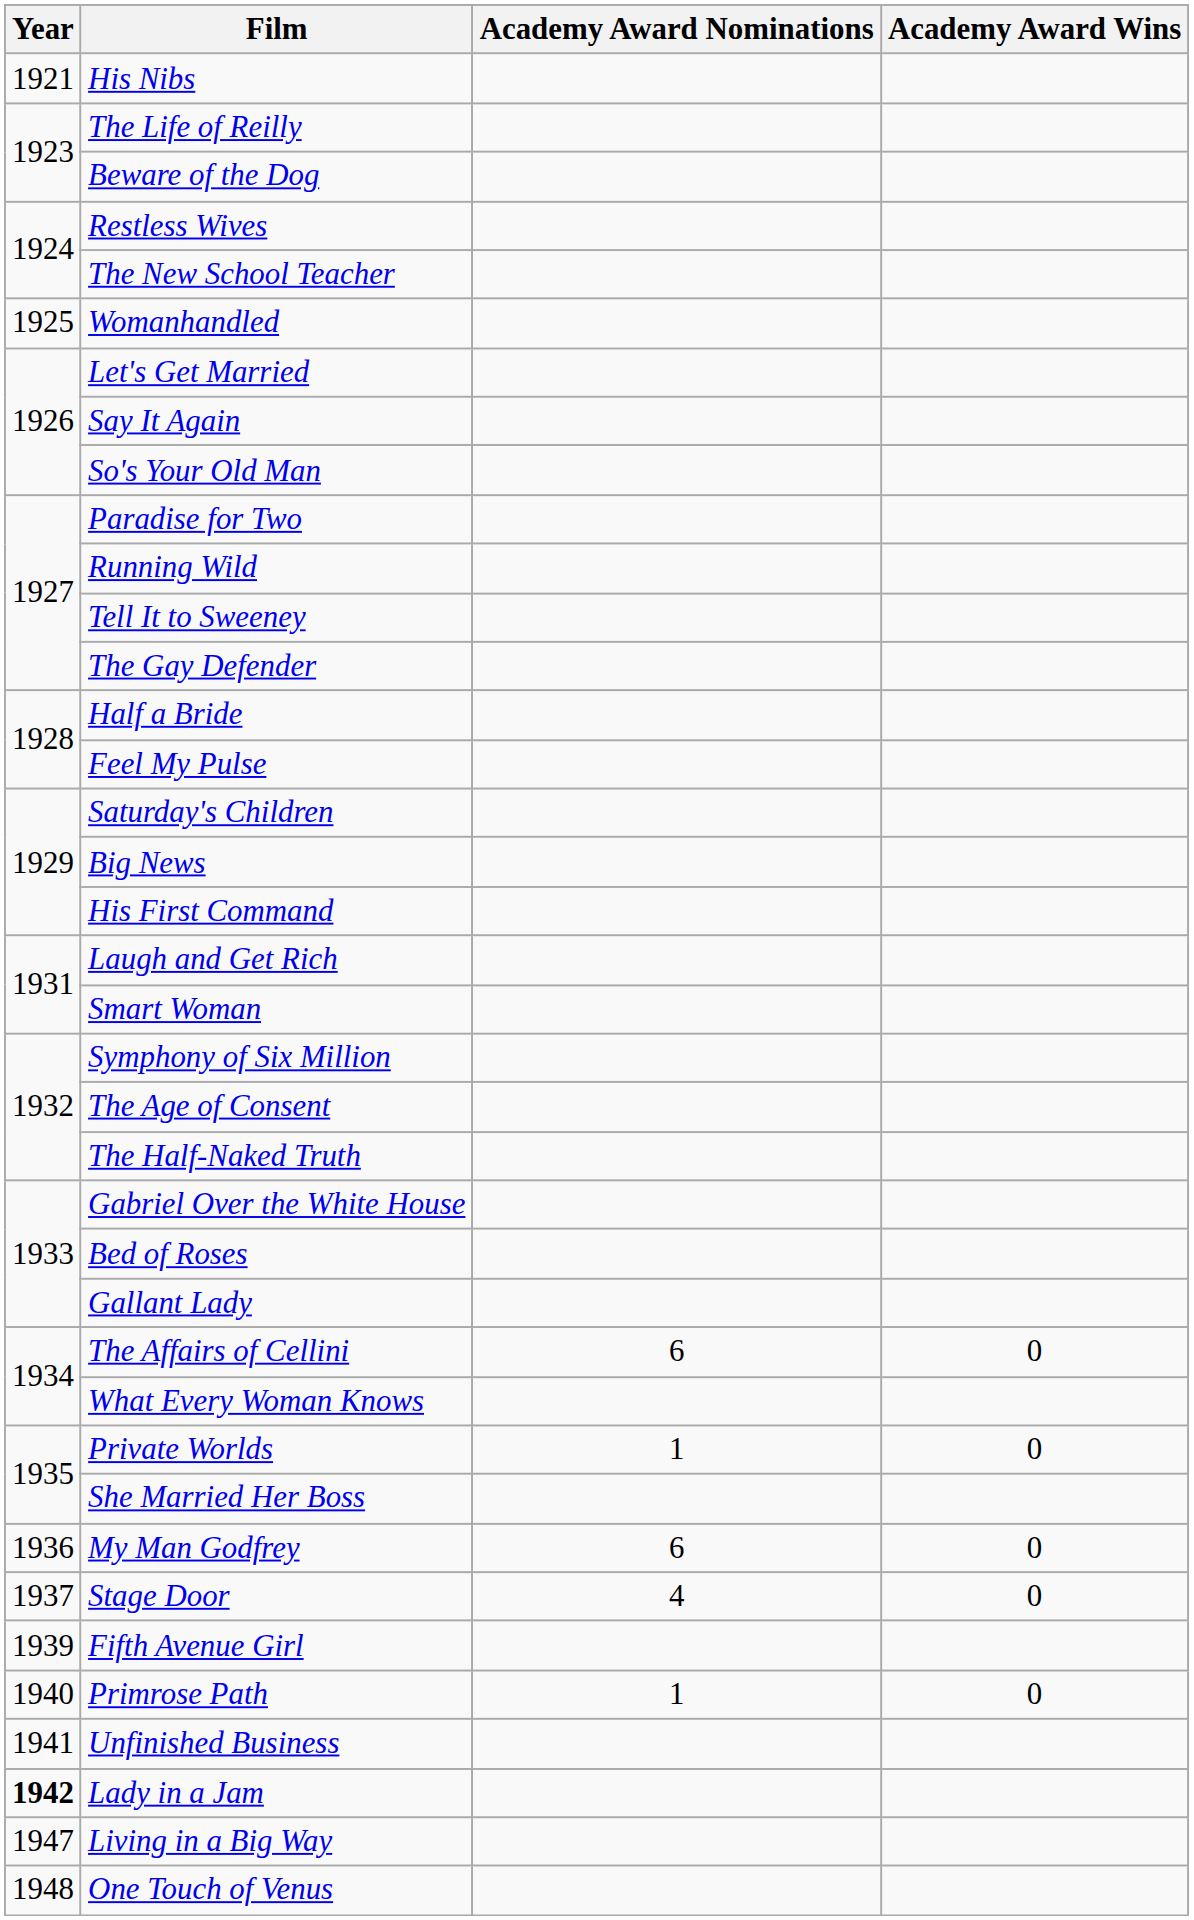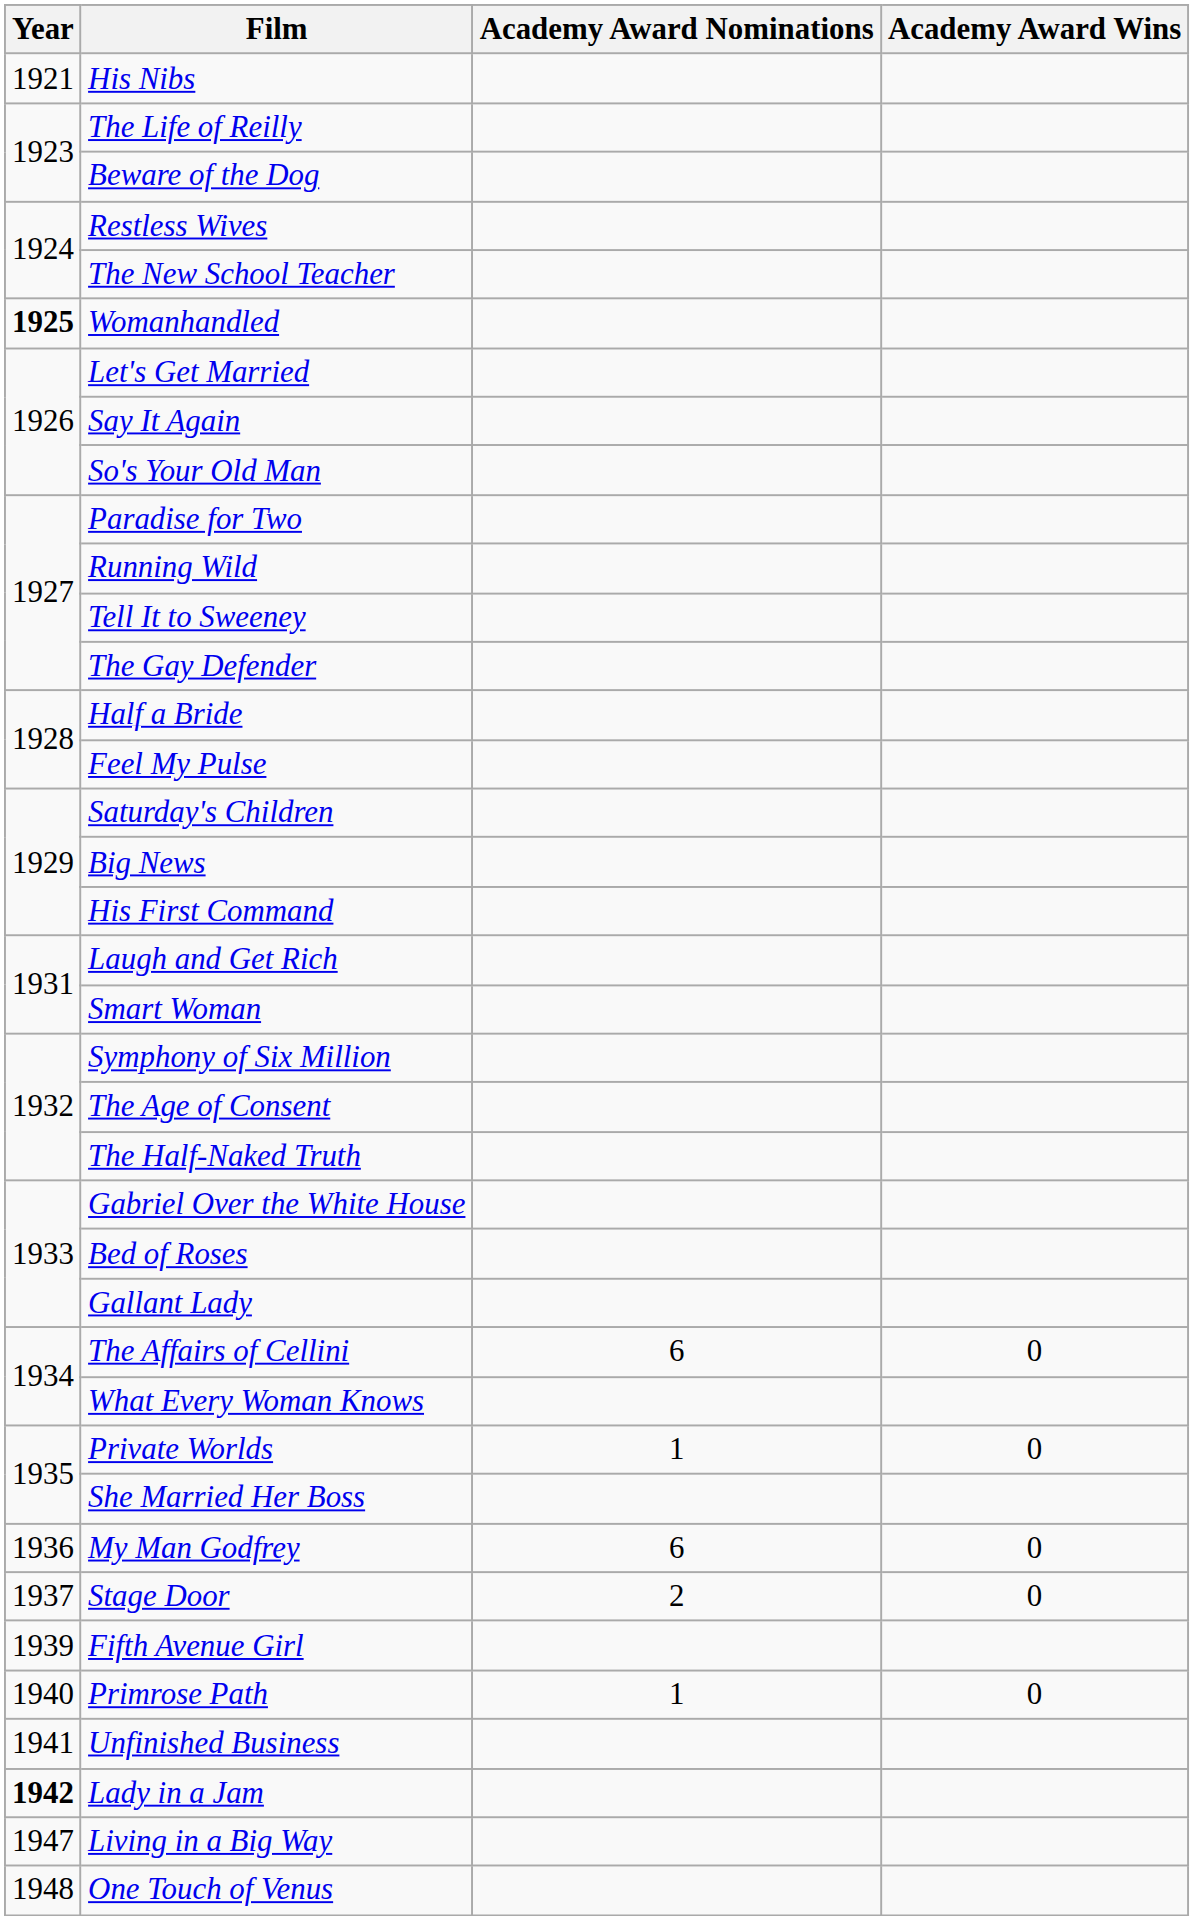(43, 322) normal -> (43, 322) bold
(677, 1596) 4 -> (677, 1596) 2
